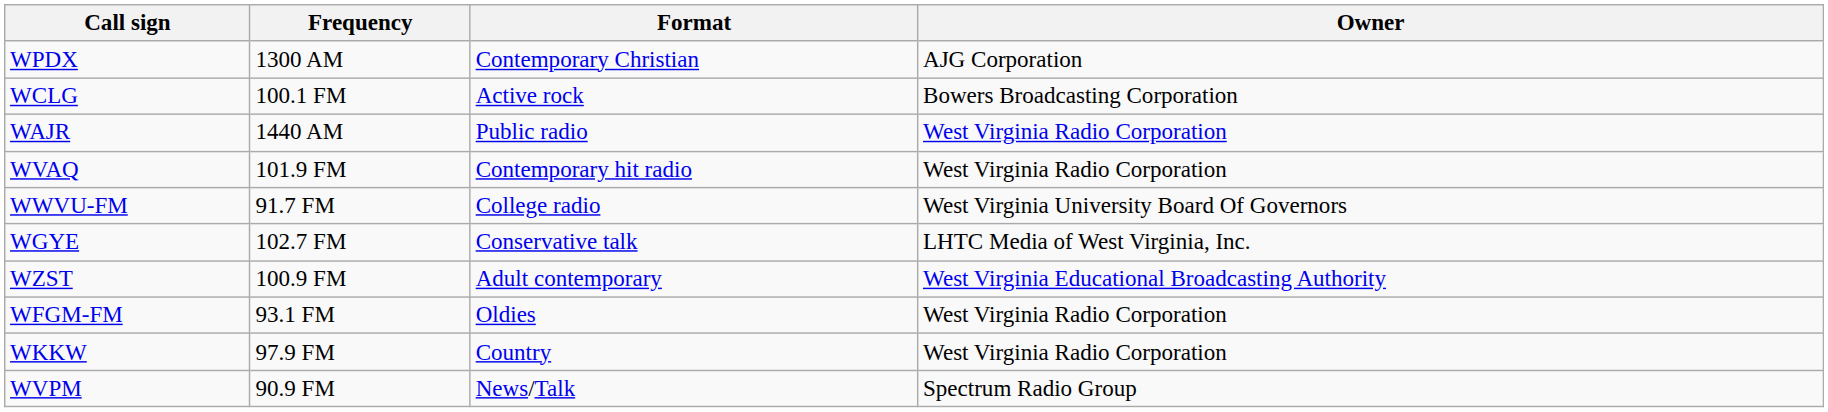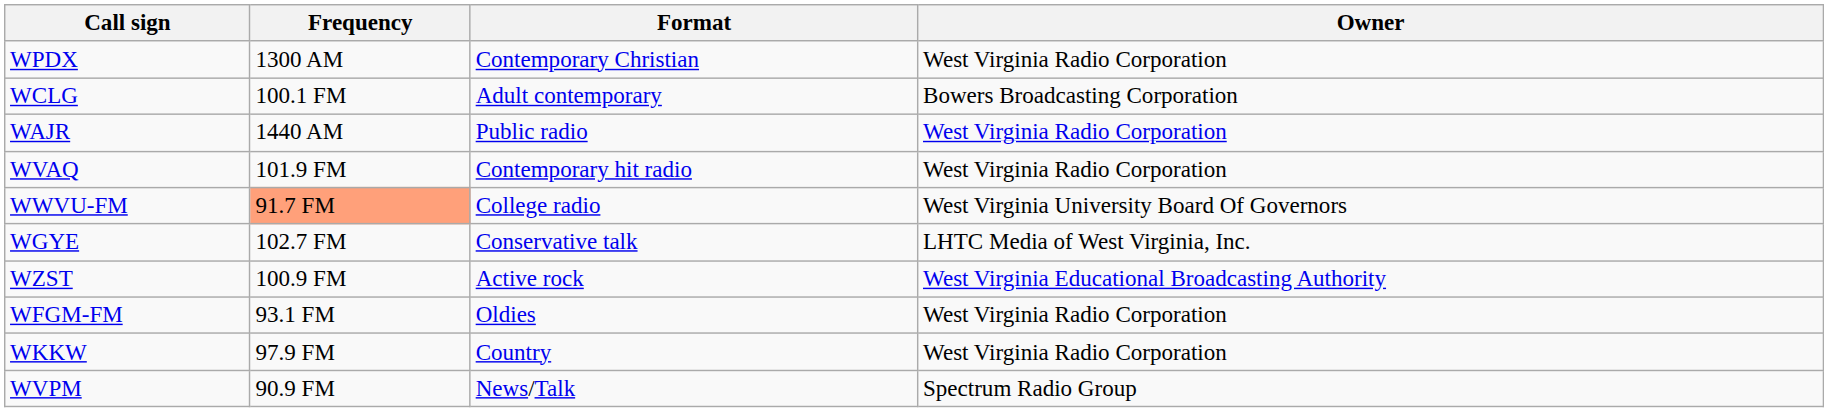(1003, 59) AJG Corporation -> (1075, 59) West Virginia Radio Corporation
(530, 95) Active rock -> (569, 95) Adult contemporary
(295, 205) no background -> (295, 205) lightsalmon background
(569, 278) Adult contemporary -> (530, 278) Active rock
